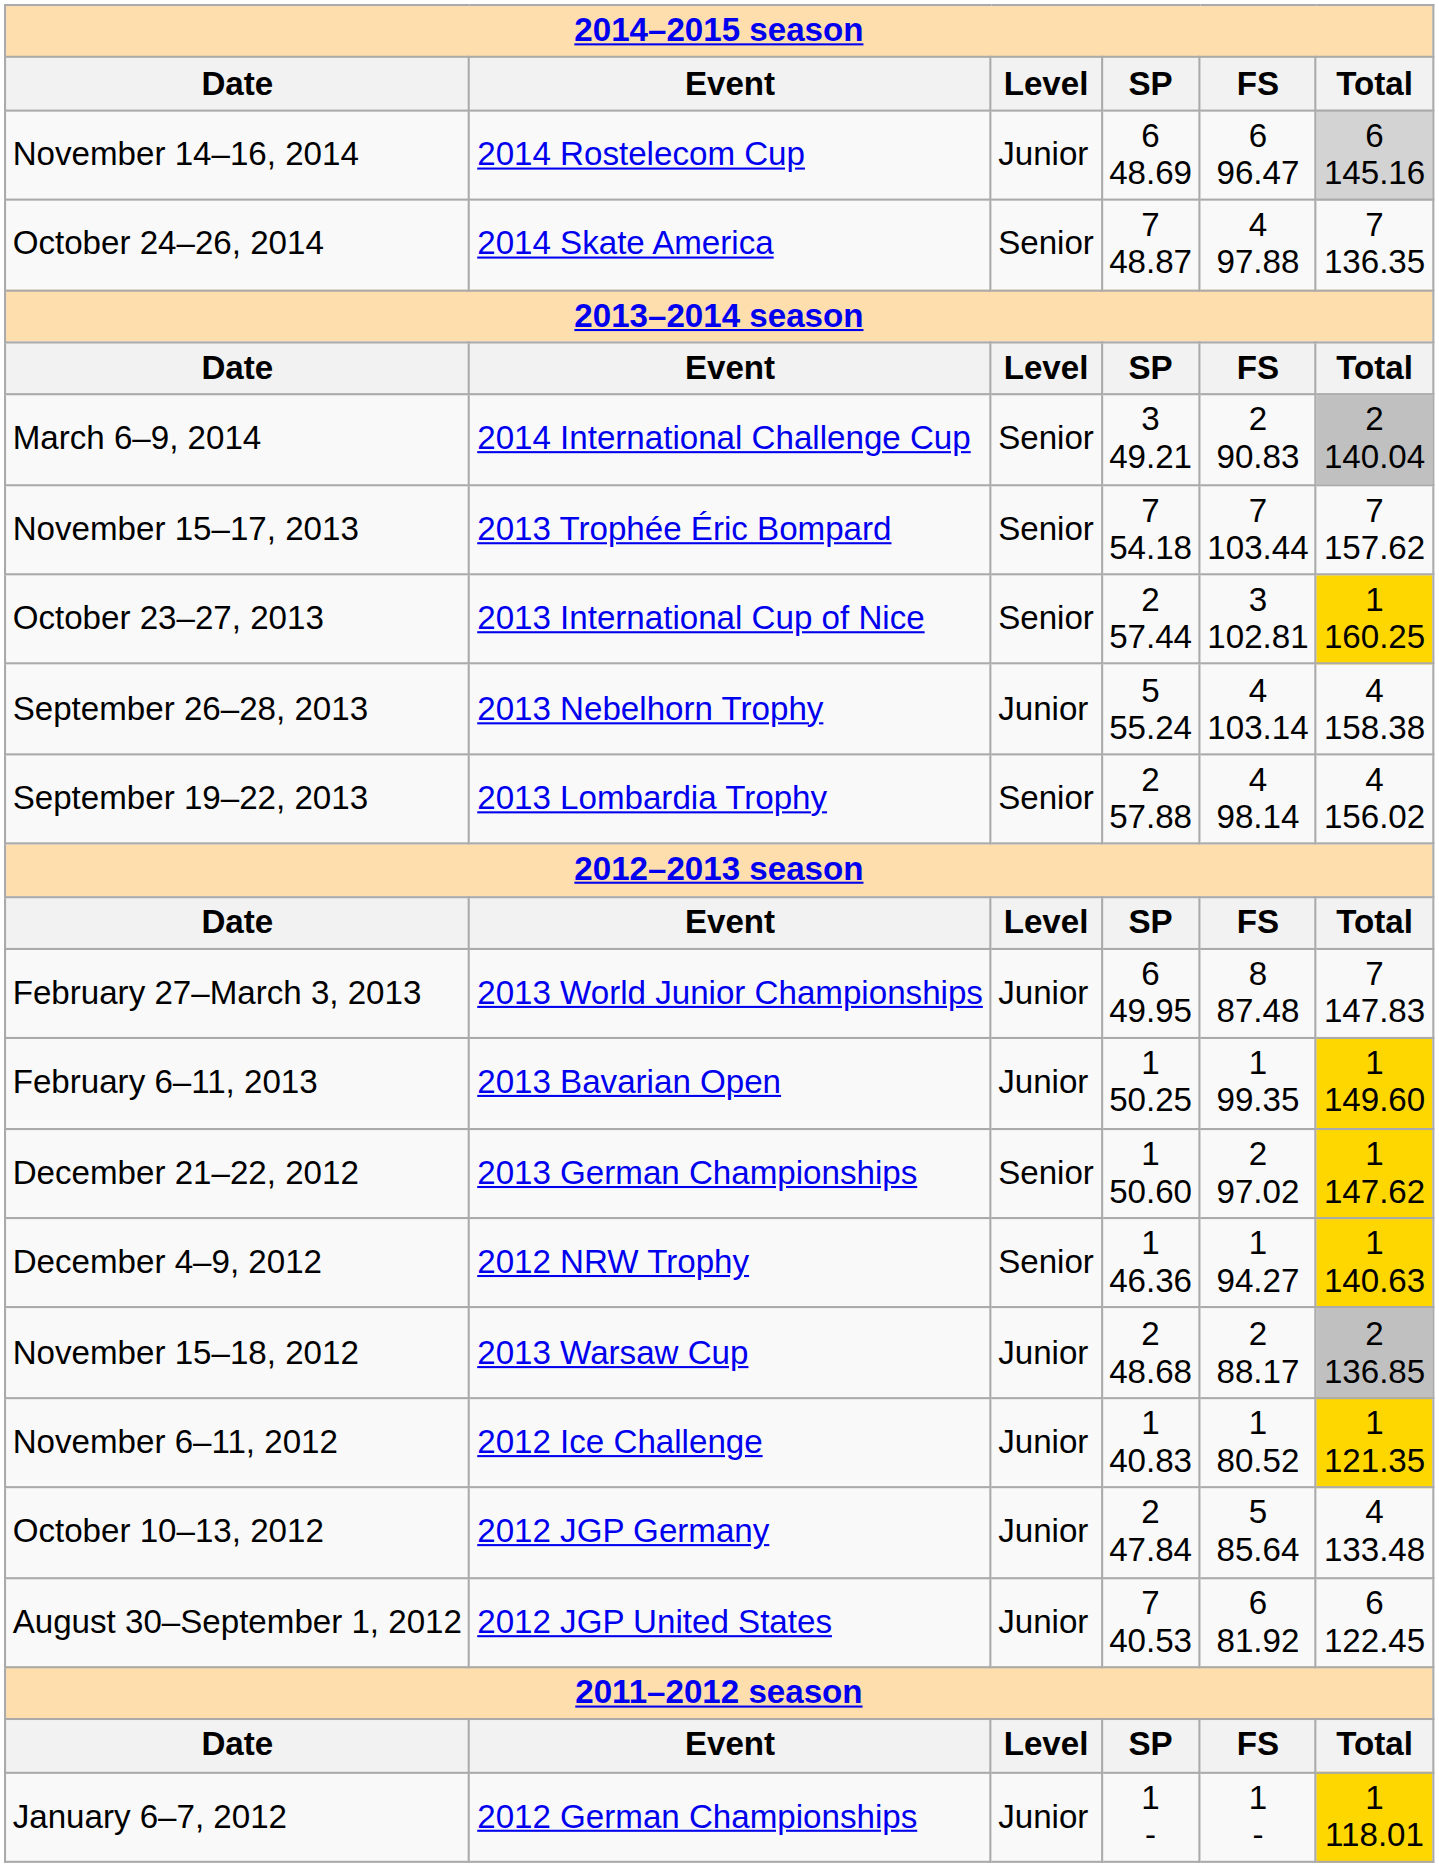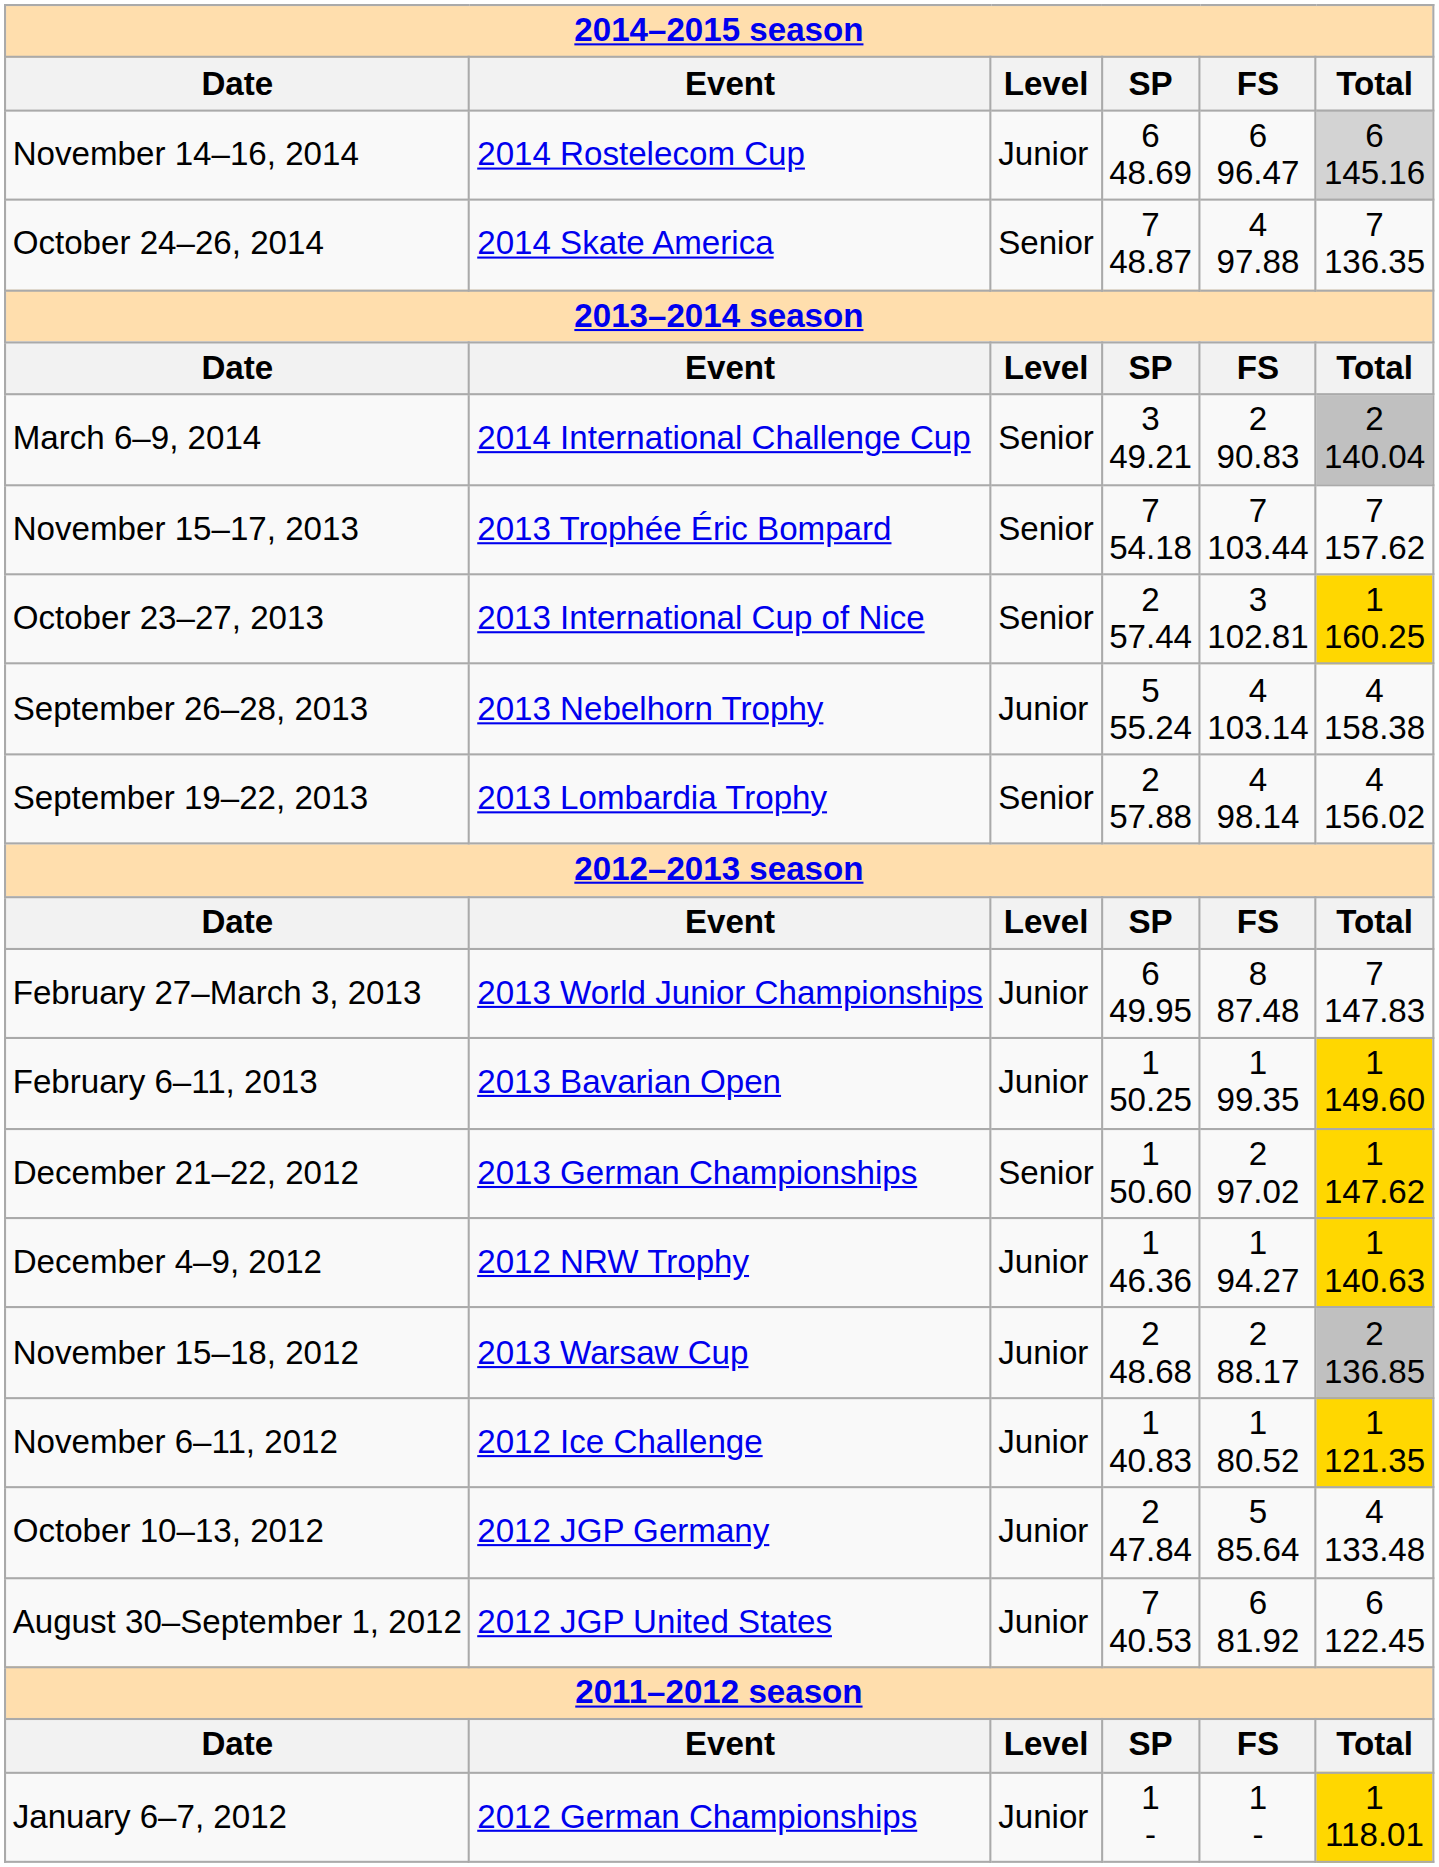(1046, 1262) Senior -> (1043, 1262) Junior
